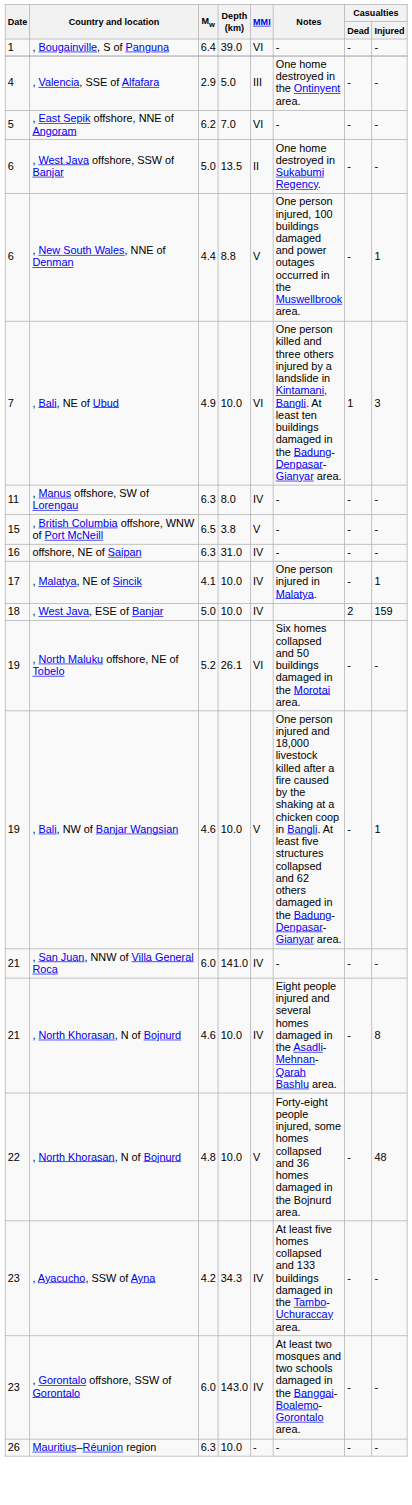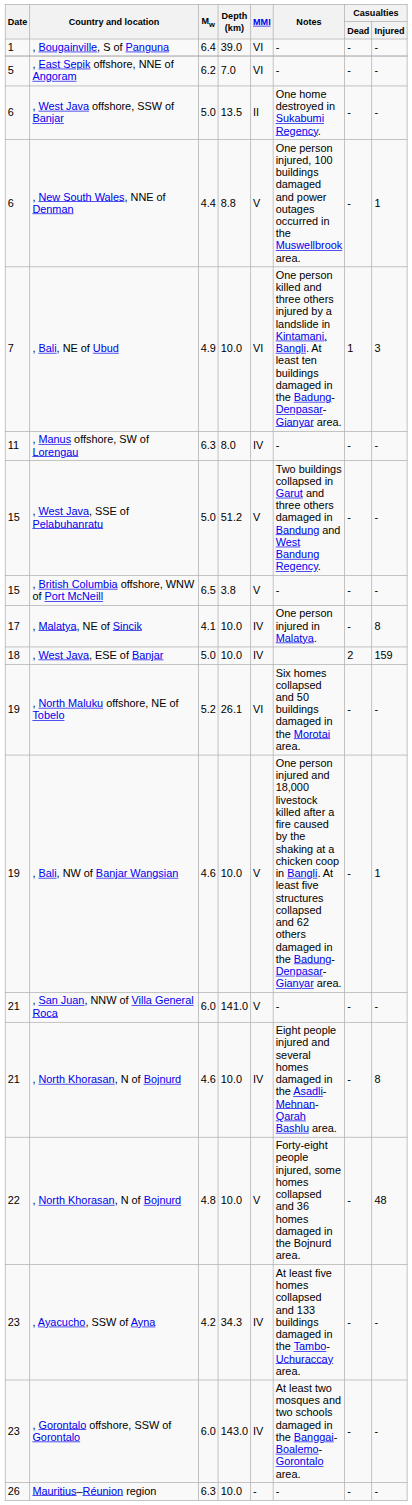- row: (11, 83)
+ row: (14, 518)
- row: (14, 552)
(377, 582) 1 -> (377, 626) 8
(258, 963) IV -> (257, 1007) V
